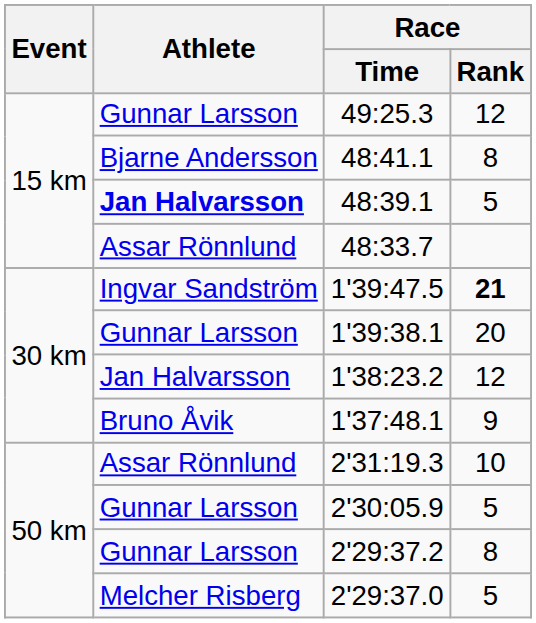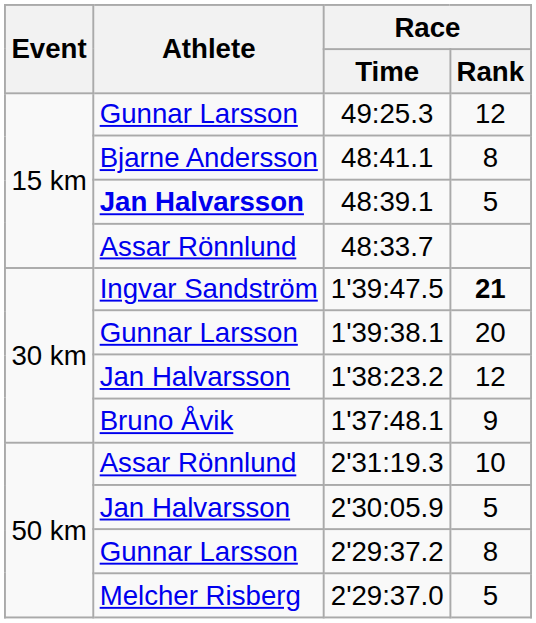(199, 508) Gunnar Larsson -> (195, 508) Jan Halvarsson
